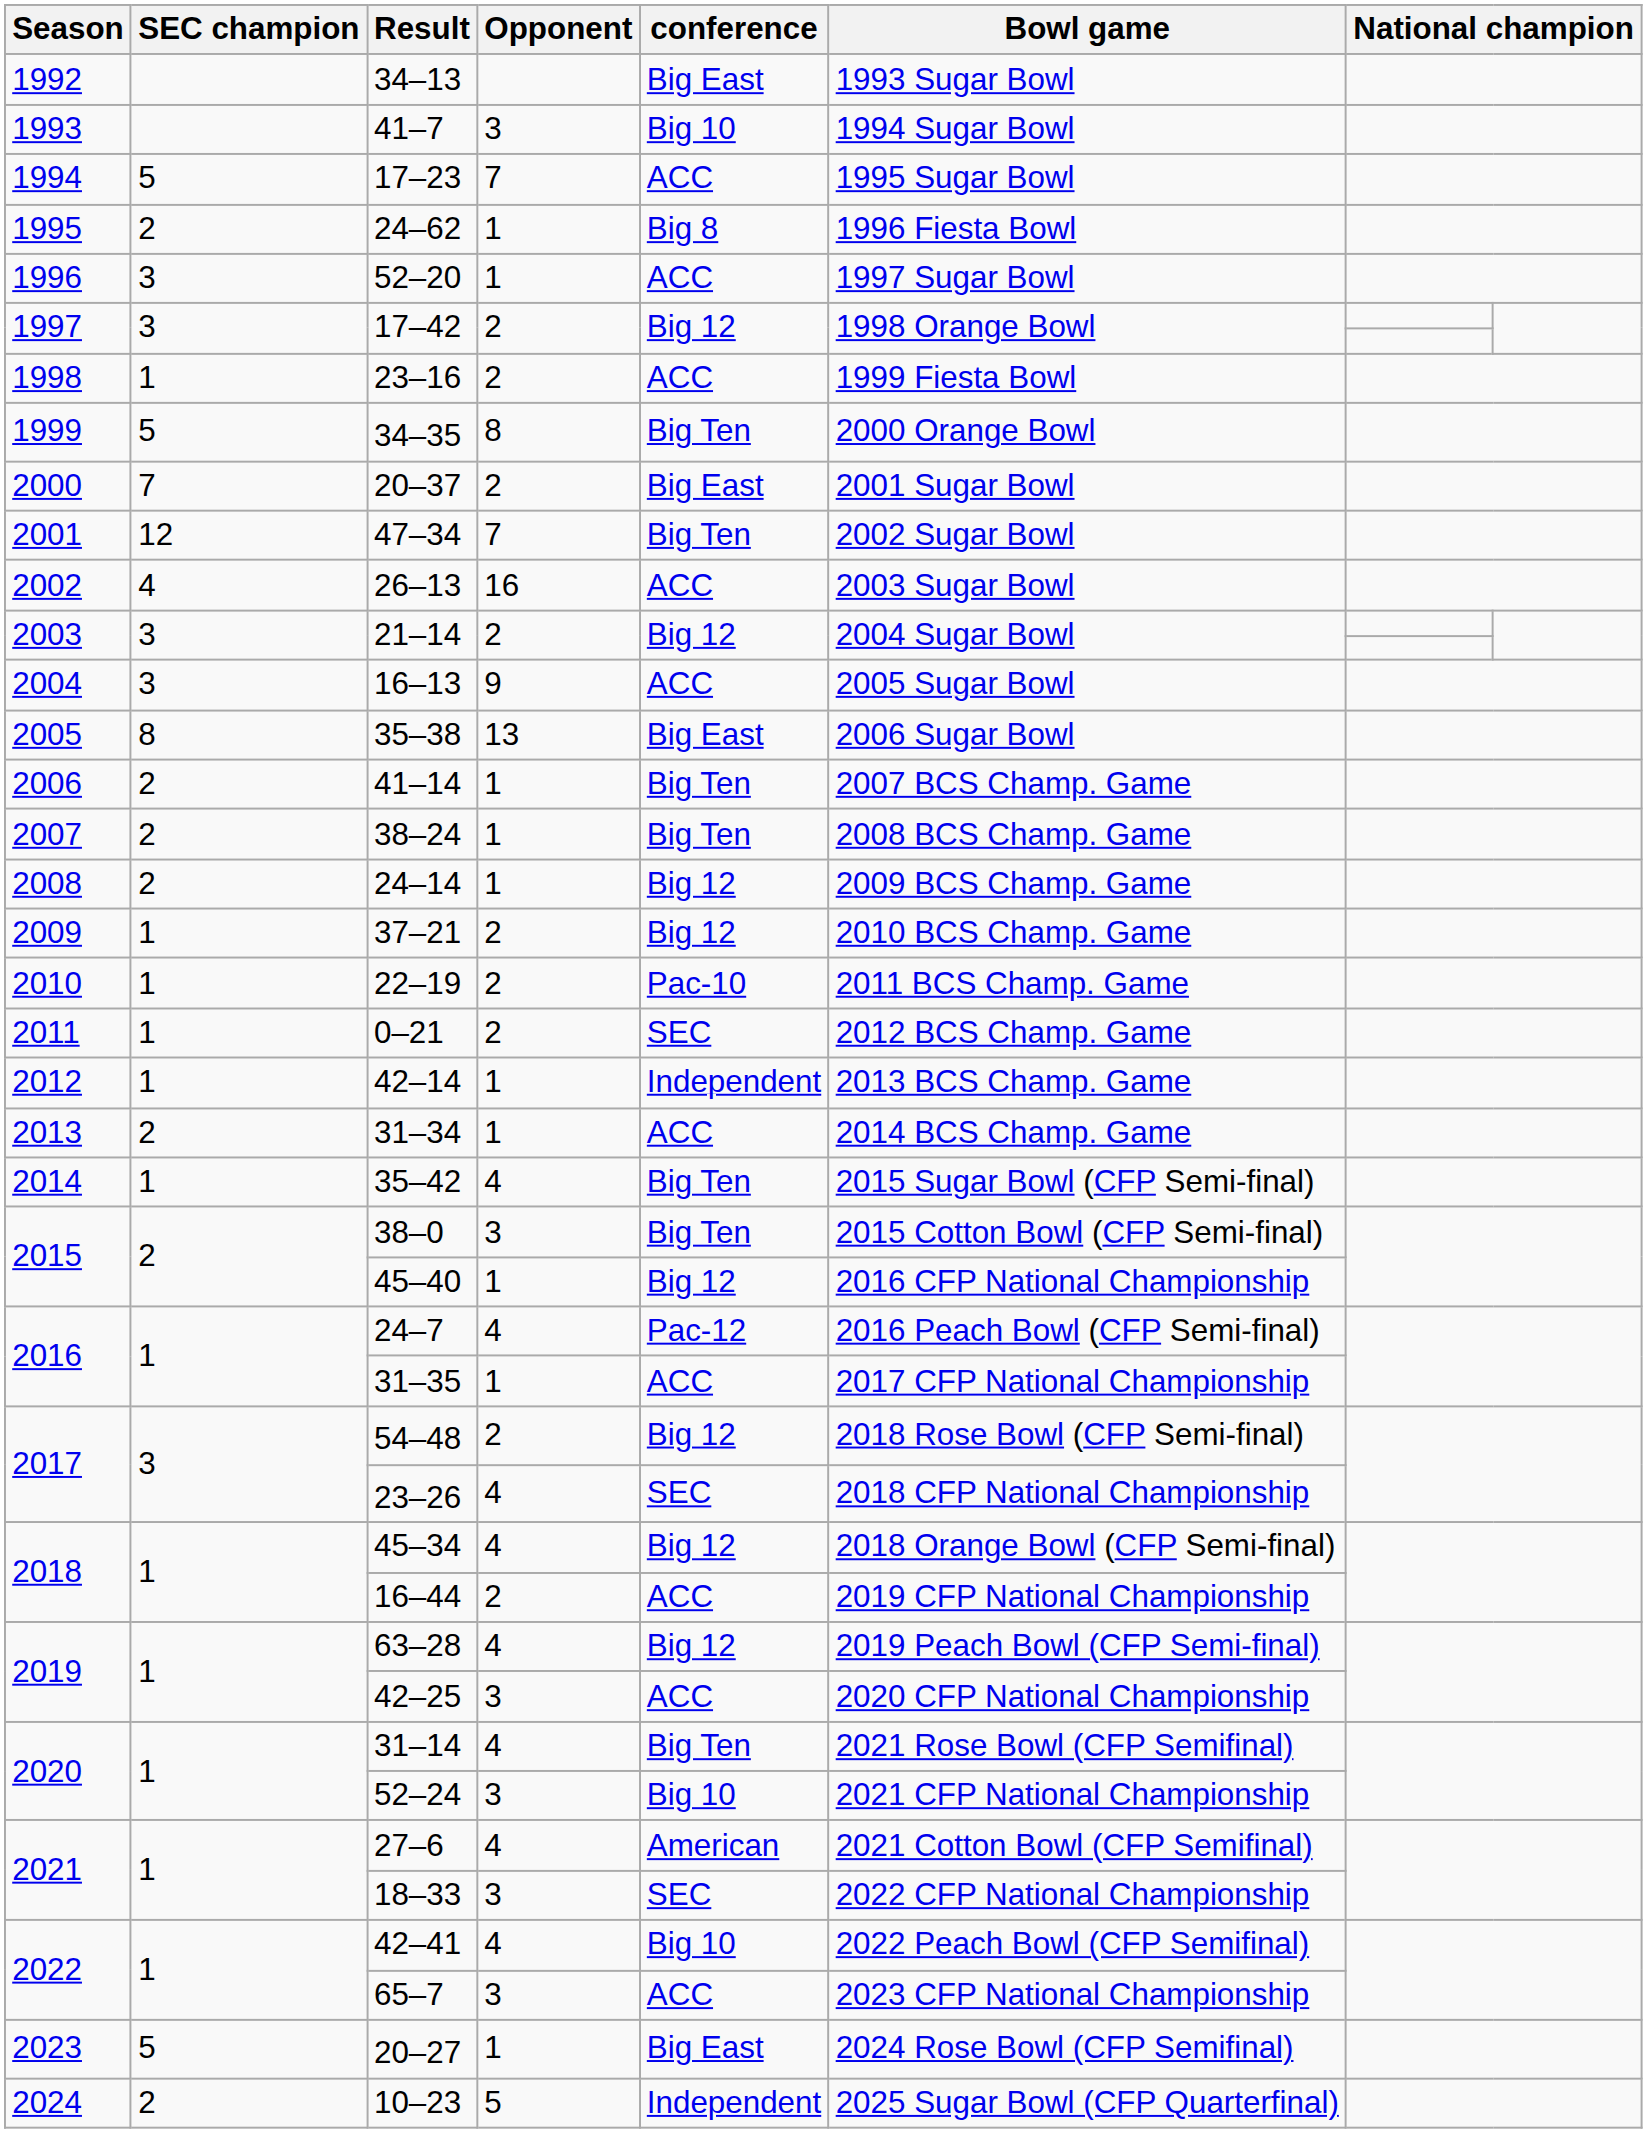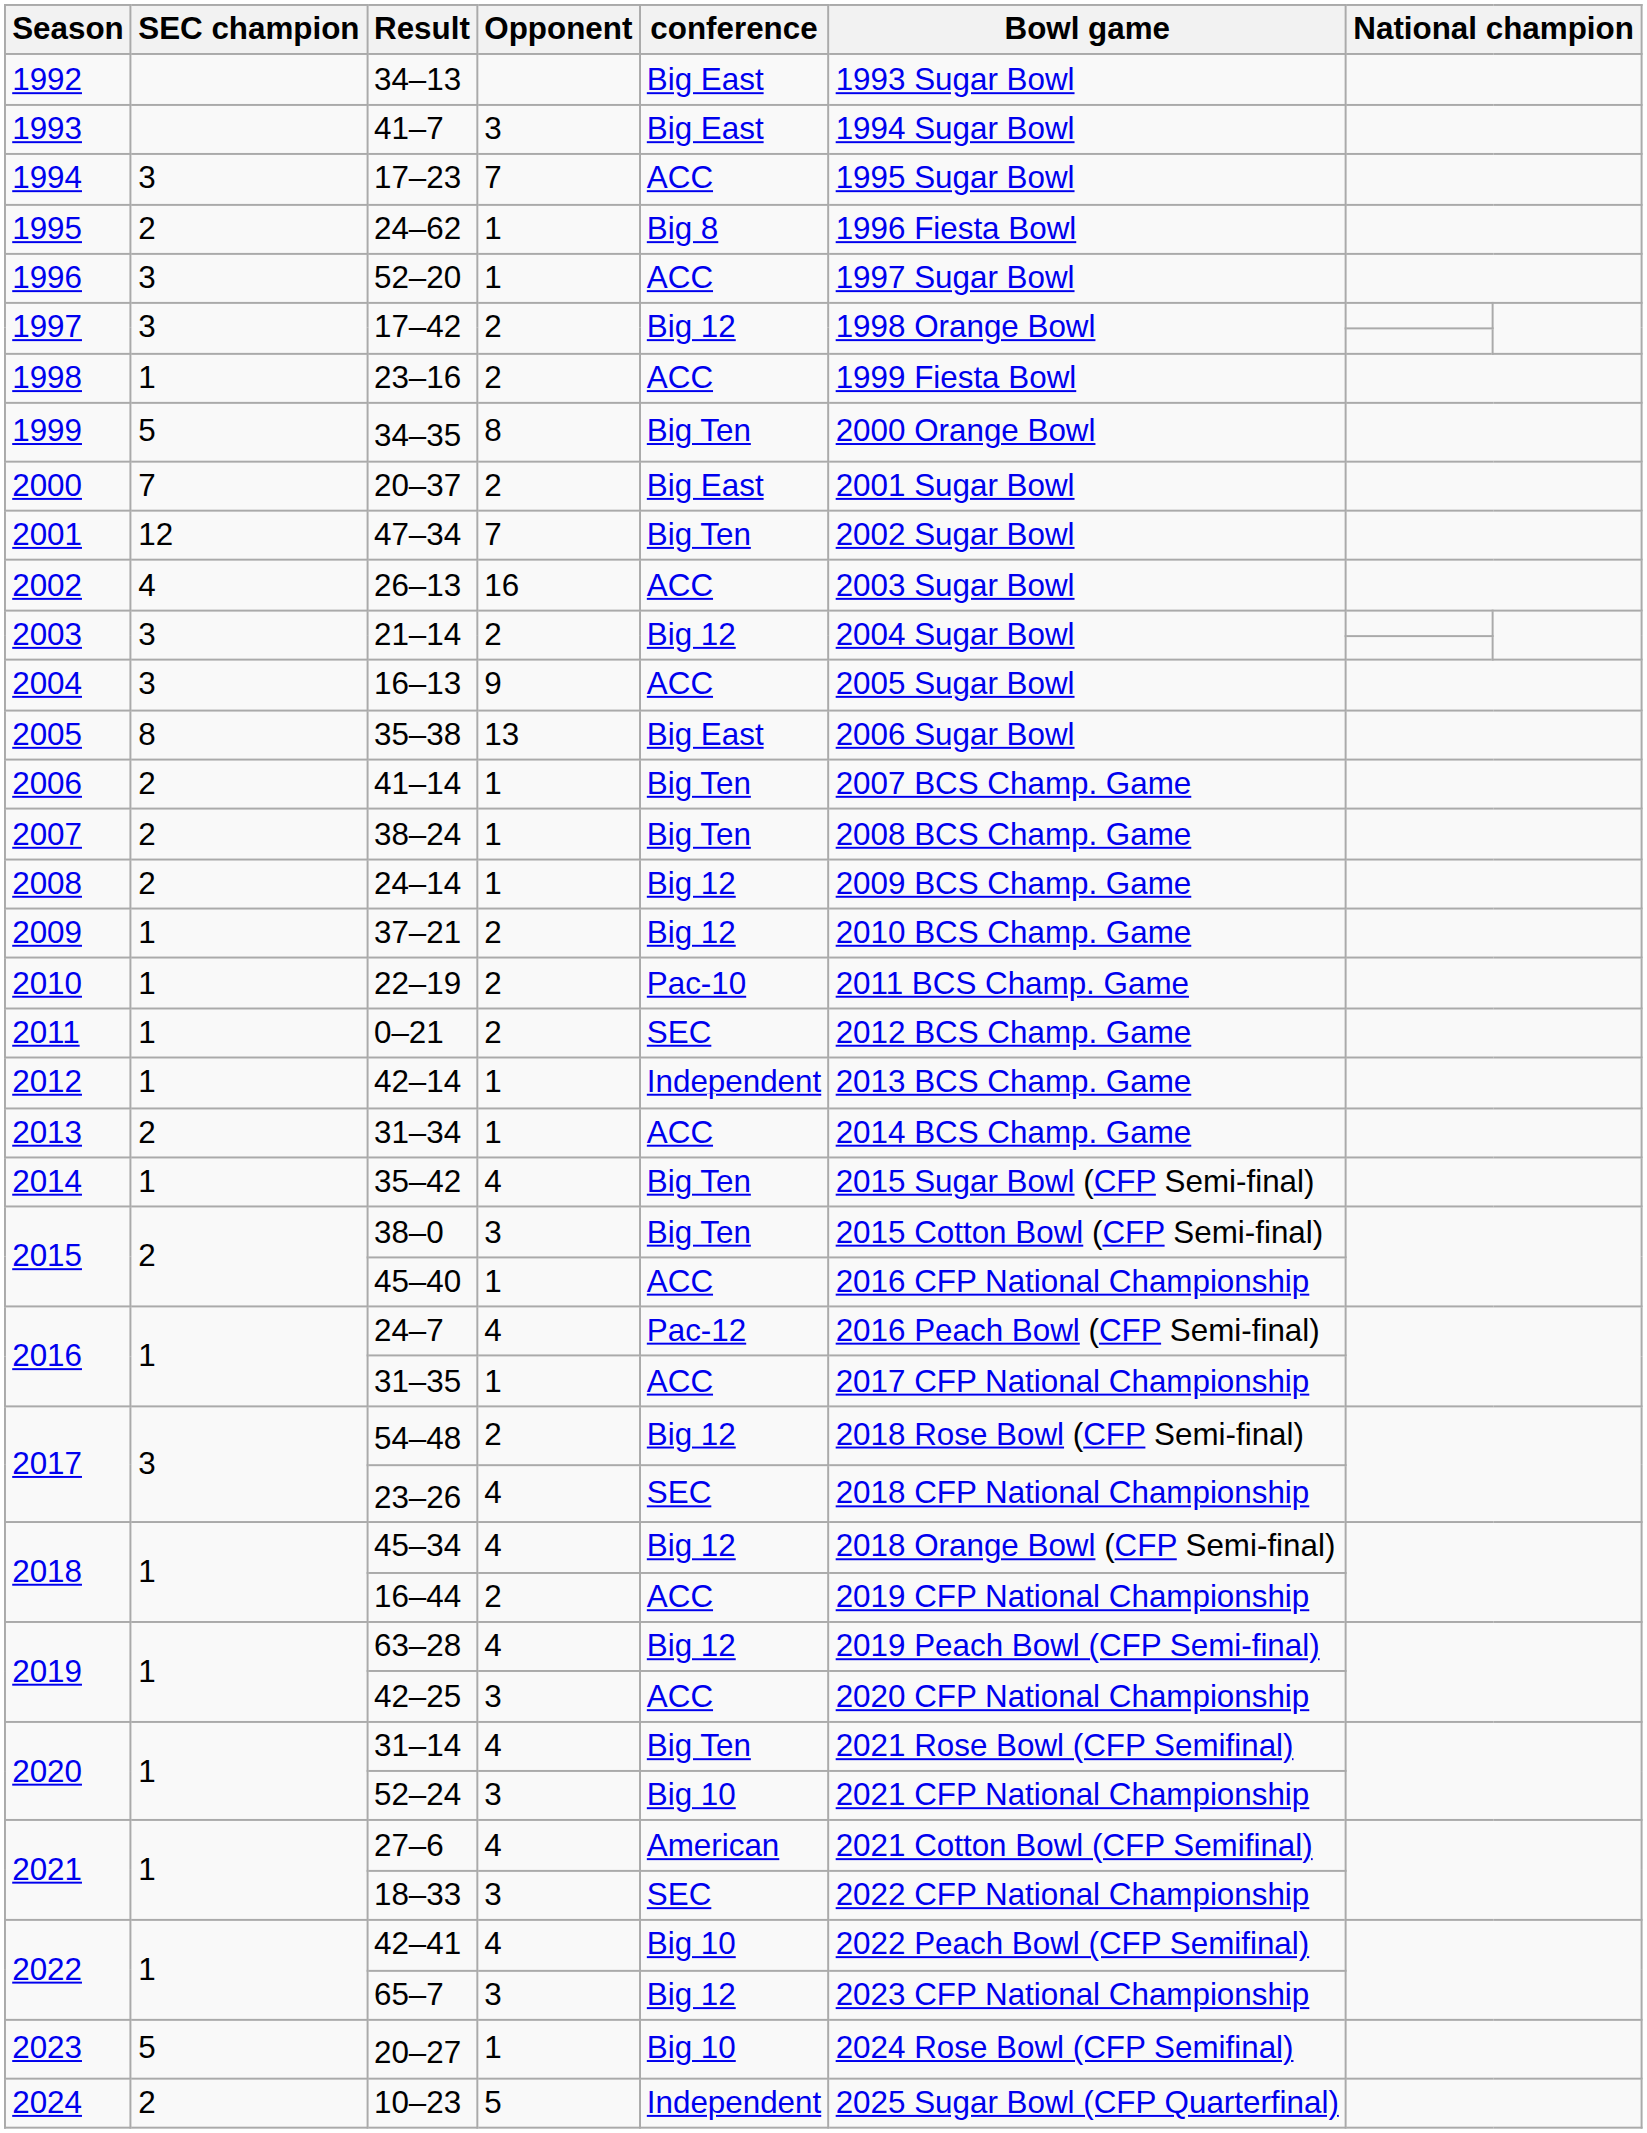(691, 128) Big 10 -> (705, 128) Big East
(147, 178) 5 -> (147, 178) 3
(691, 1281) Big 12 -> (680, 1281) ACC
(680, 1994) ACC -> (691, 1994) Big 12
(705, 2048) Big East -> (691, 2048) Big 10
